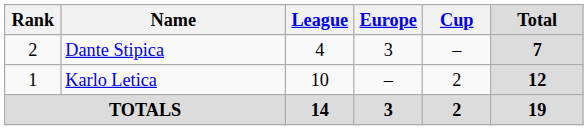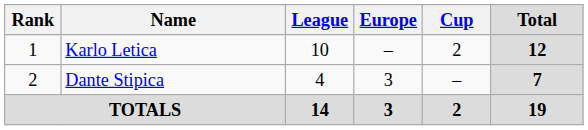rows swapped: (111, 79) <-> (115, 49)
